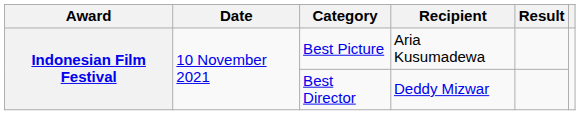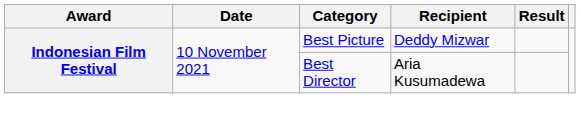(440, 48) Aria Kusumadewa -> (442, 40) Deddy Mizwar
(442, 89) Deddy Mizwar -> (440, 72) Aria Kusumadewa
